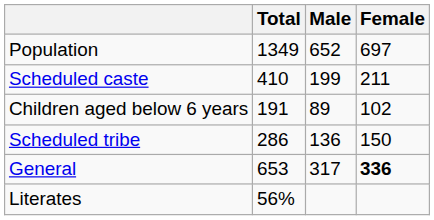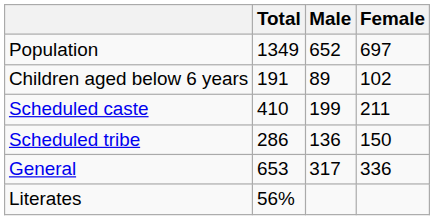rows swapped: (129, 109) <-> (79, 79)
(376, 169) bold -> (376, 169) normal
